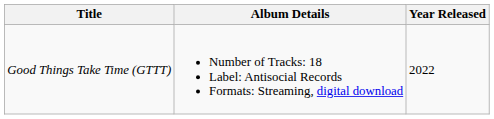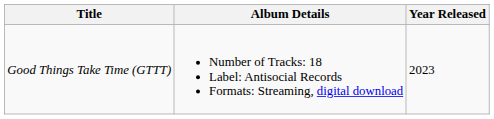(422, 69) 2022 -> (422, 69) 2023
